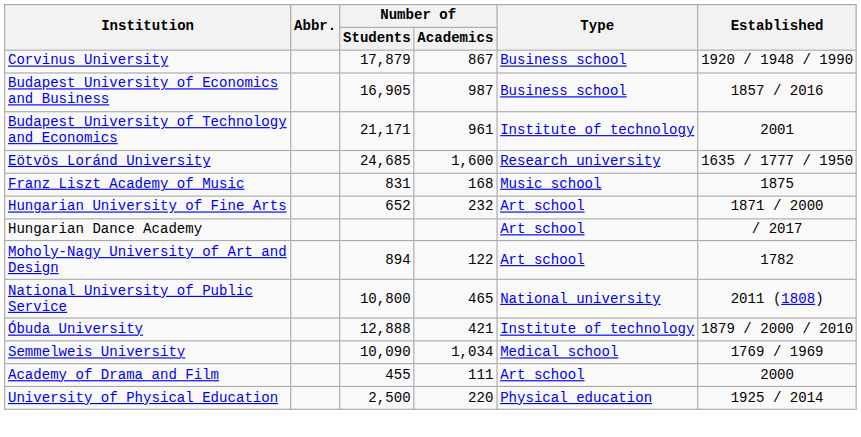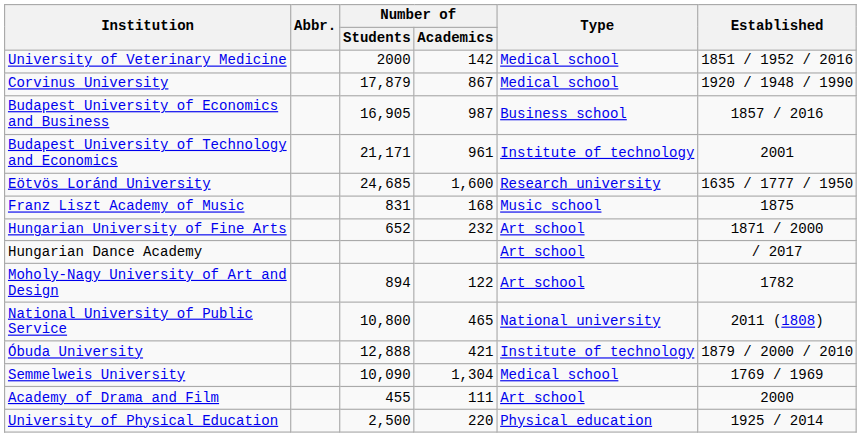+ row: (147, 62)
(563, 62) Business school -> (559, 84) Medical school
(472, 353) 1,034 -> (472, 376) 1,304
